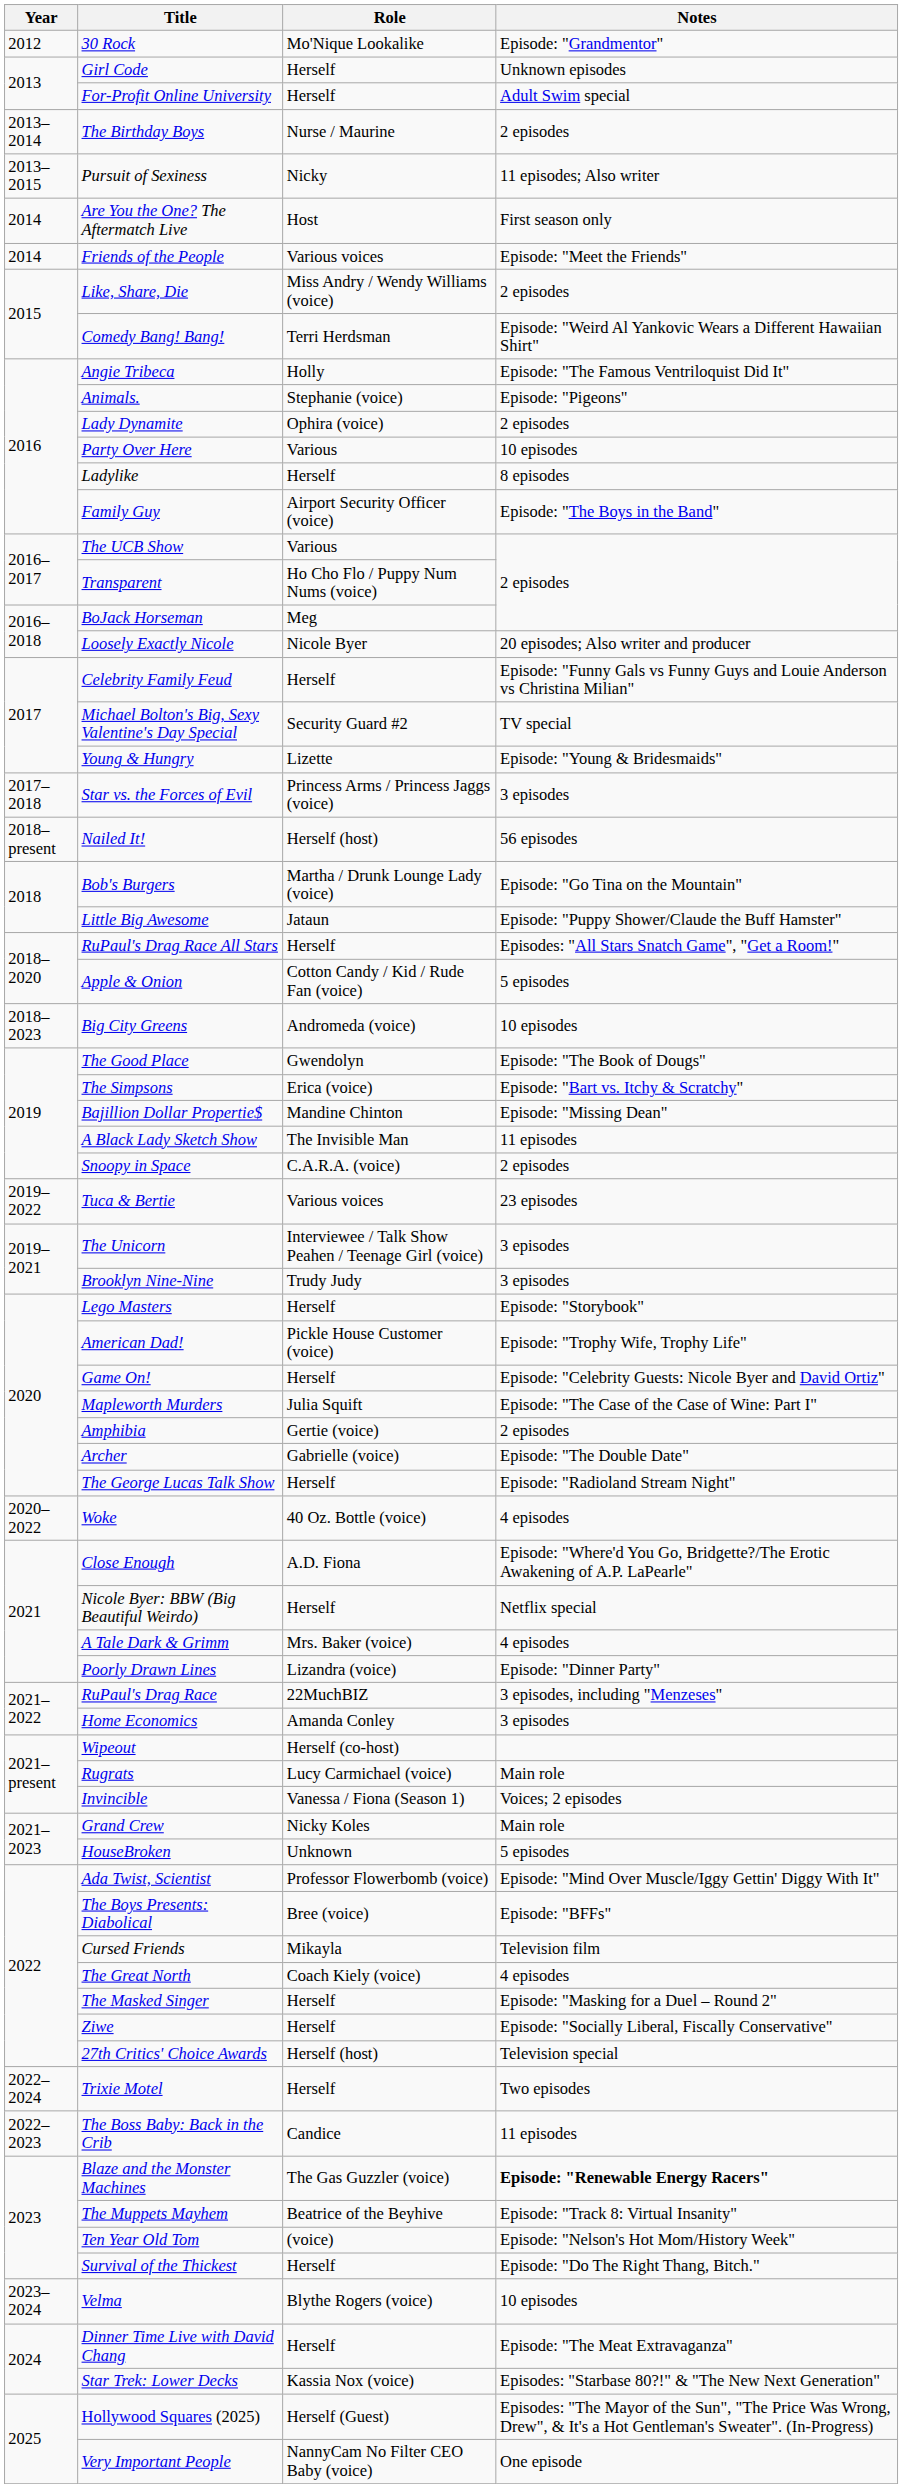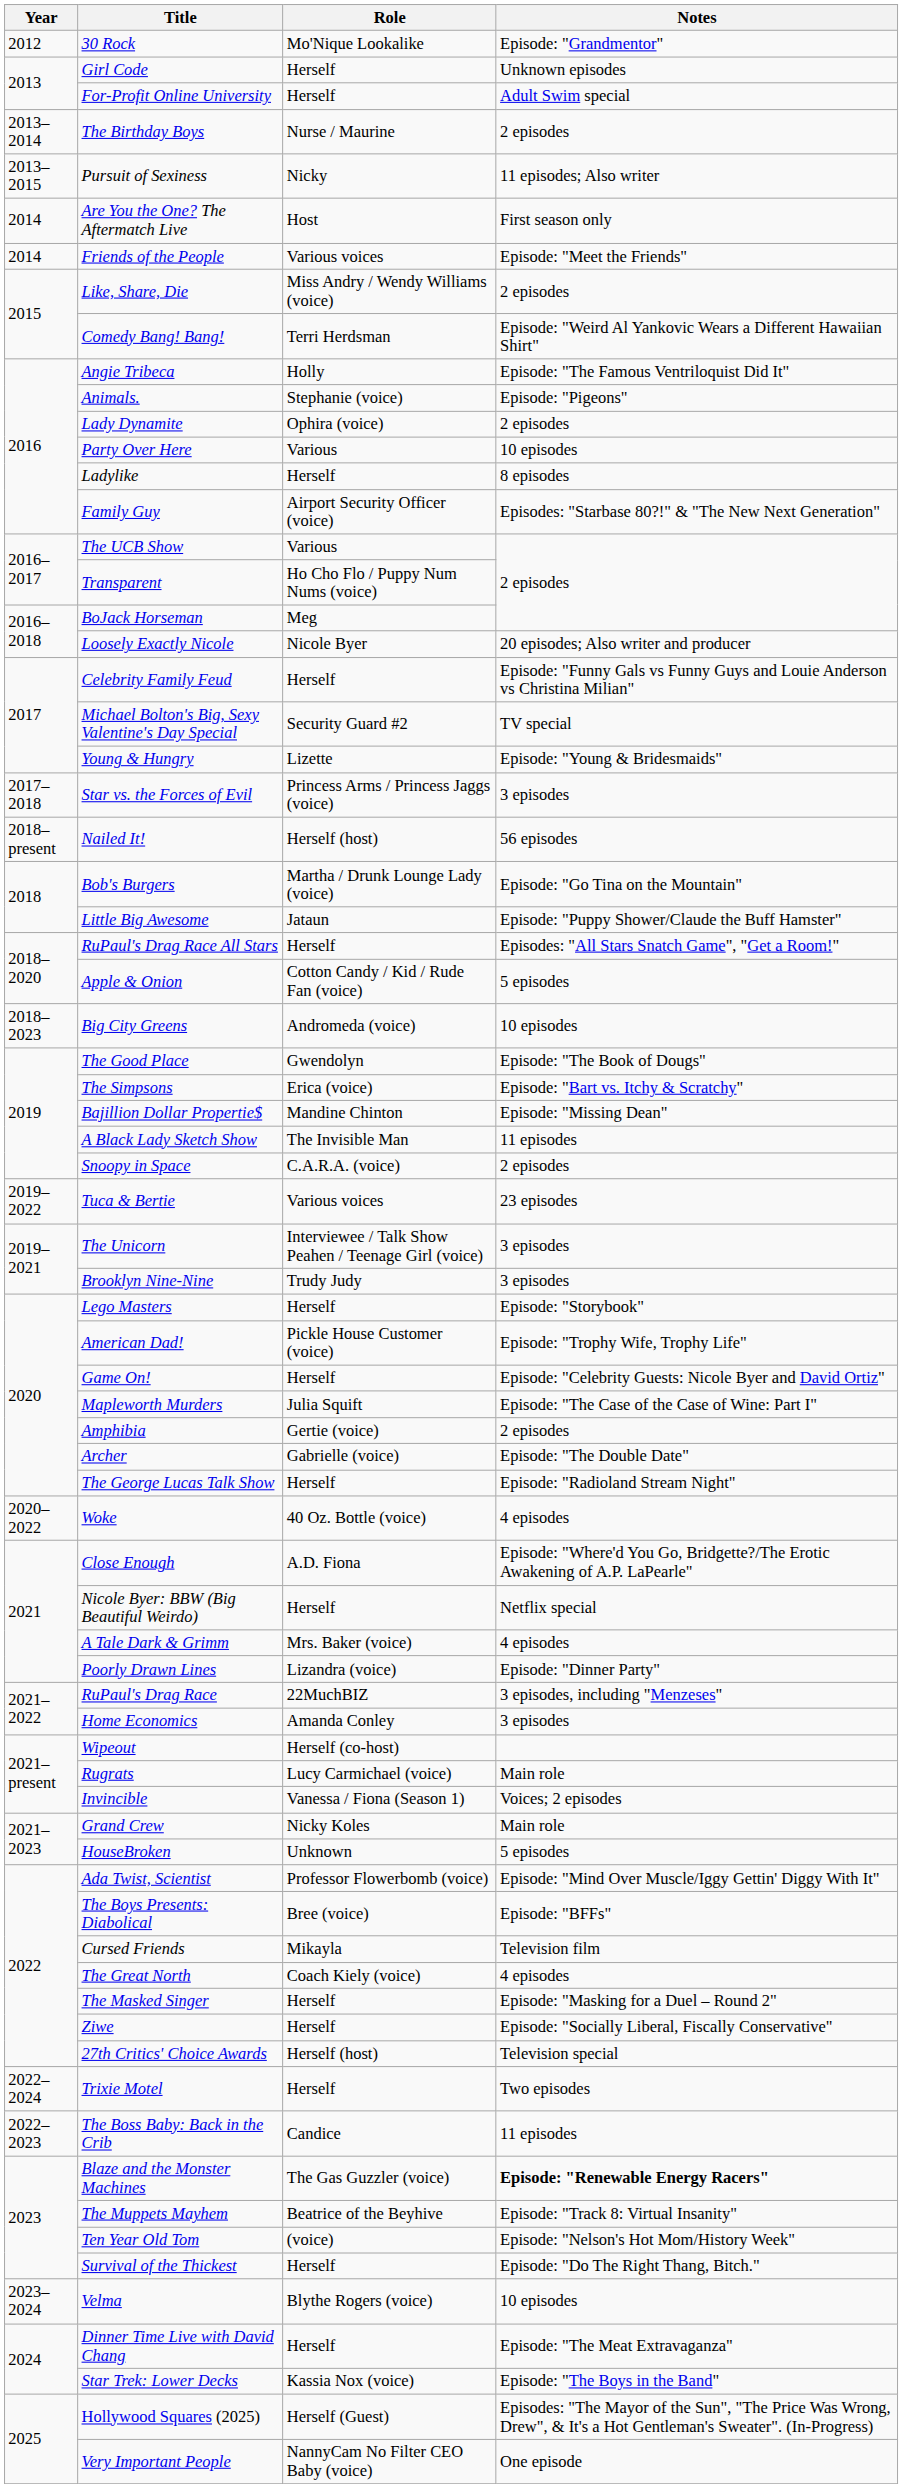(610, 511) Episode: "The Boys in the Band" -> (690, 511) Episodes: "Starbase 80?!" & "The New Next Generation"
(690, 2381) Episodes: "Starbase 80?!" & "The New Next Generation" -> (610, 2381) Episode: "The Boys in the Band"
